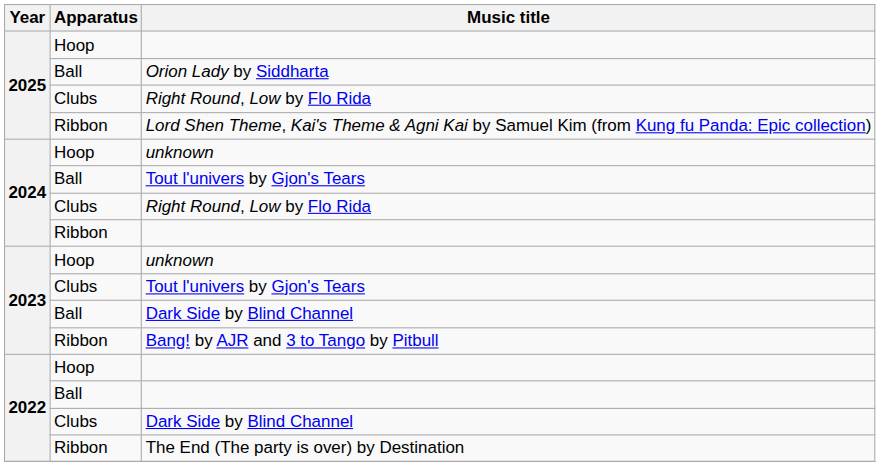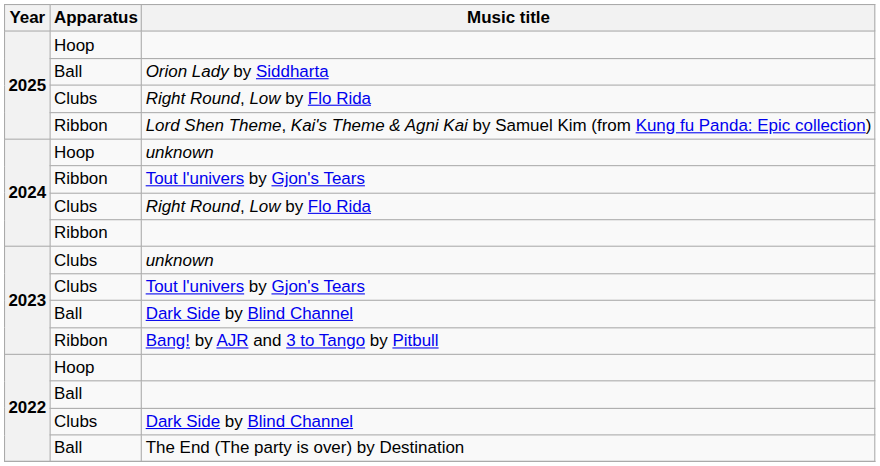(68, 179) Ball -> (81, 179) Ribbon
(74, 260) Hoop -> (76, 260) Clubs
(81, 448) Ribbon -> (68, 448) Ball
